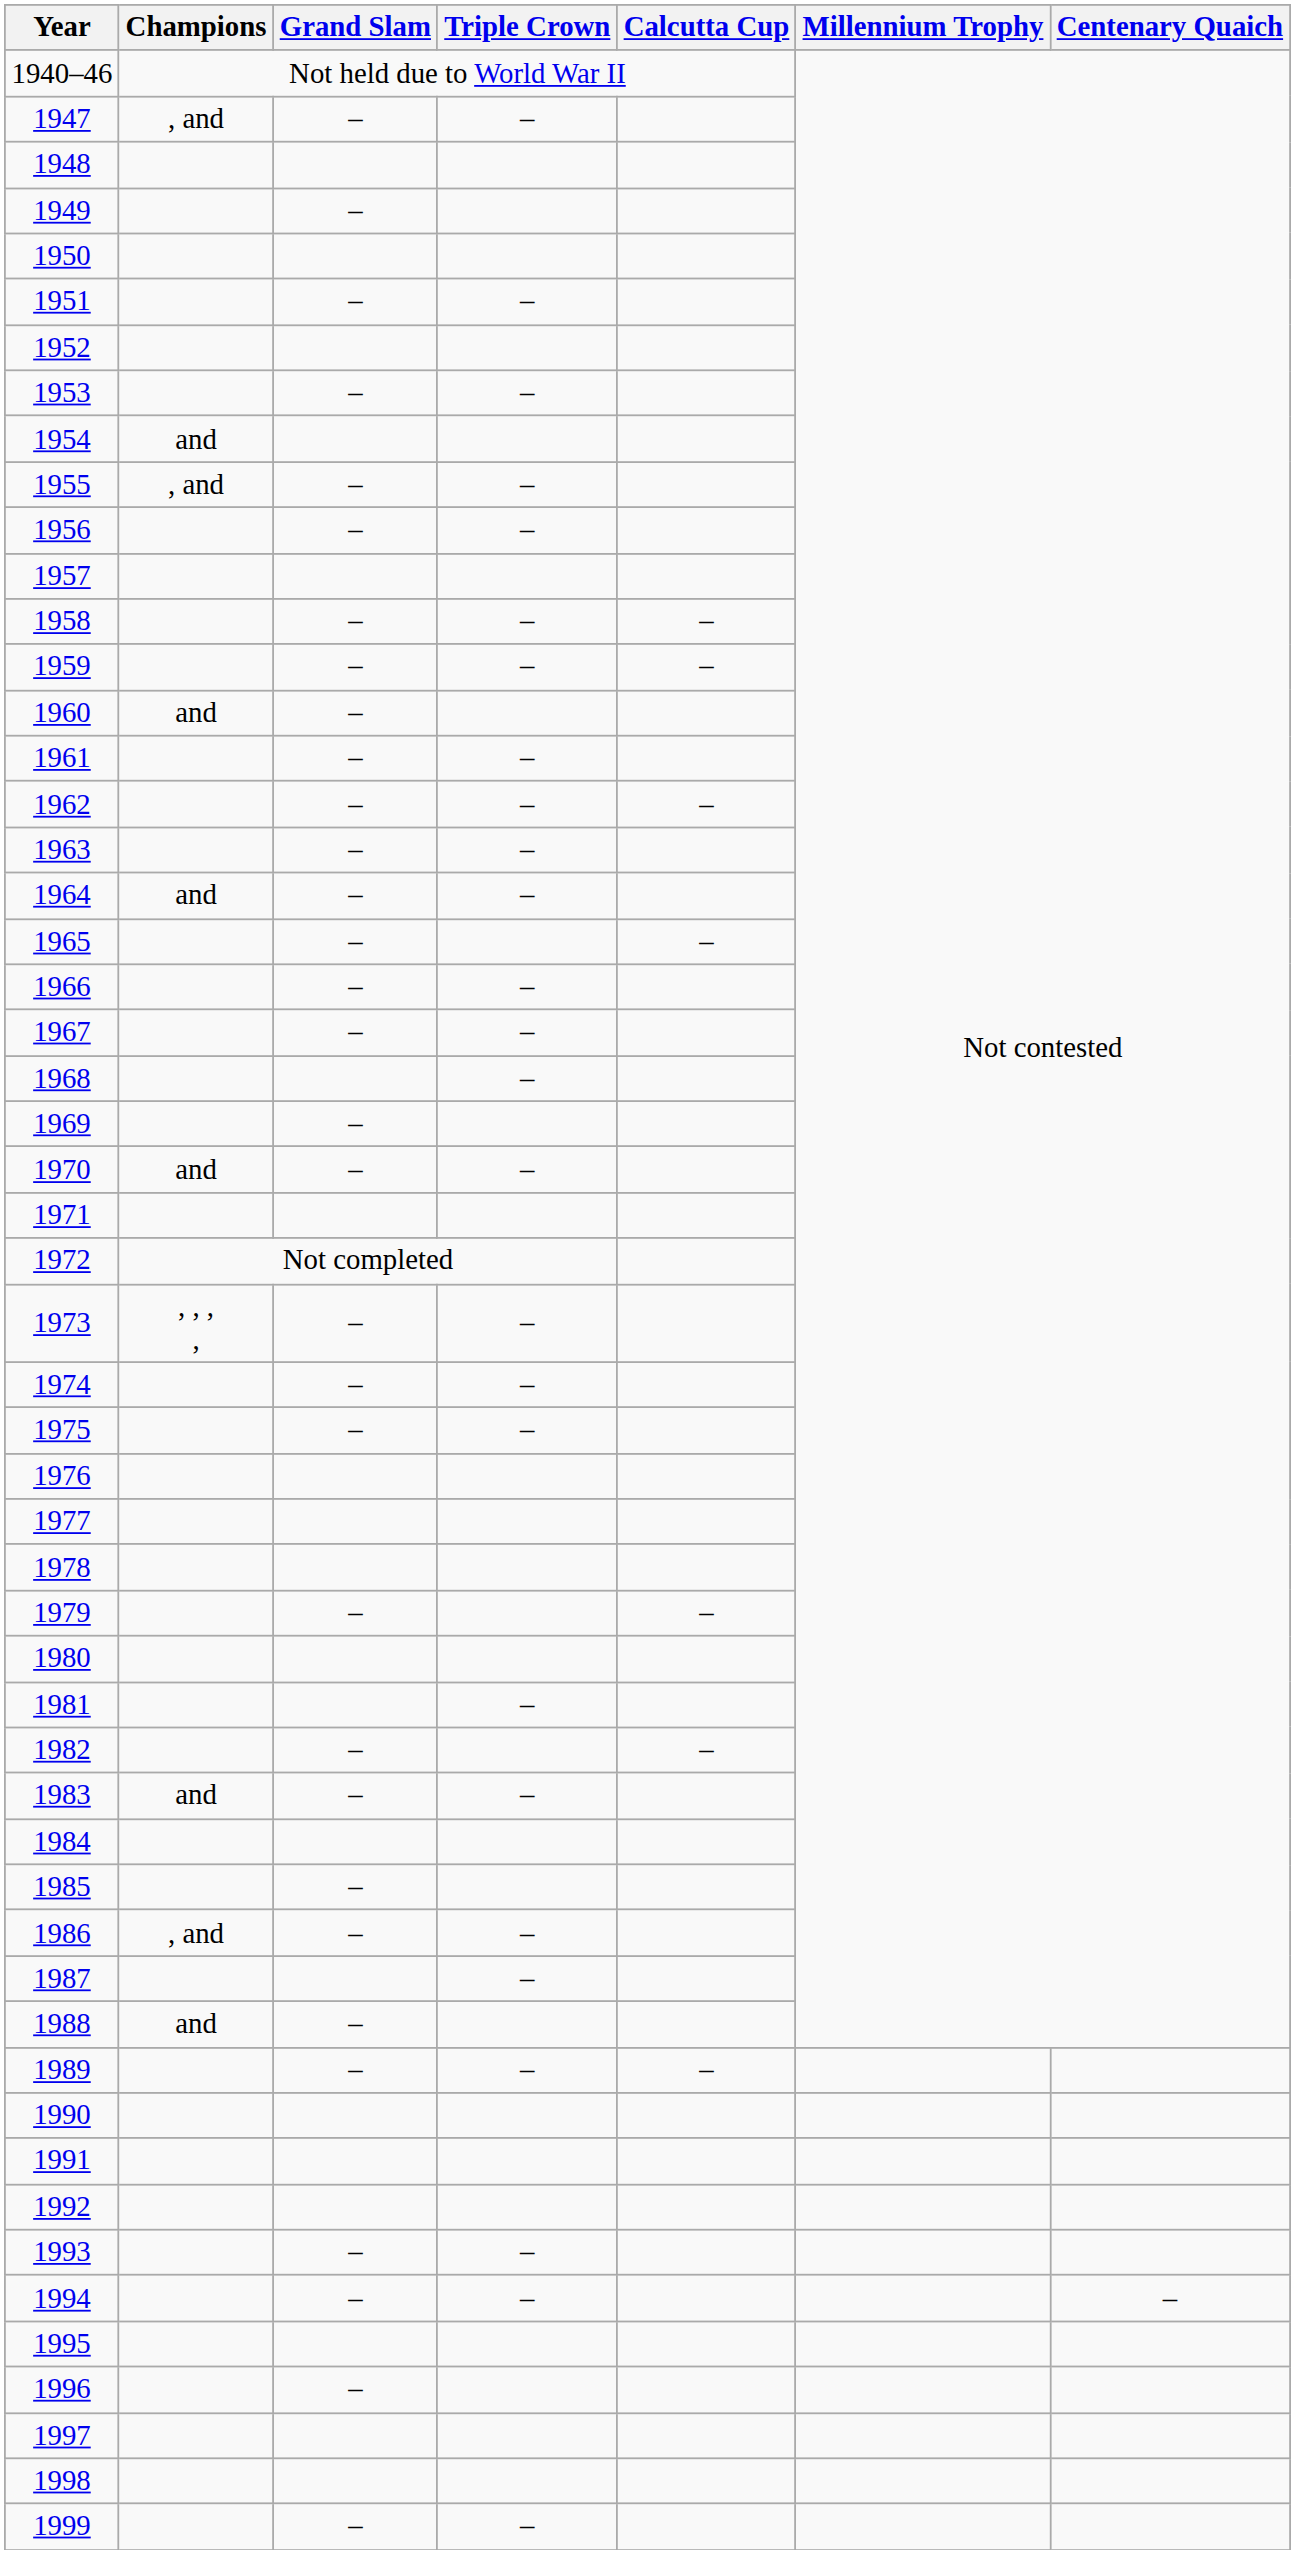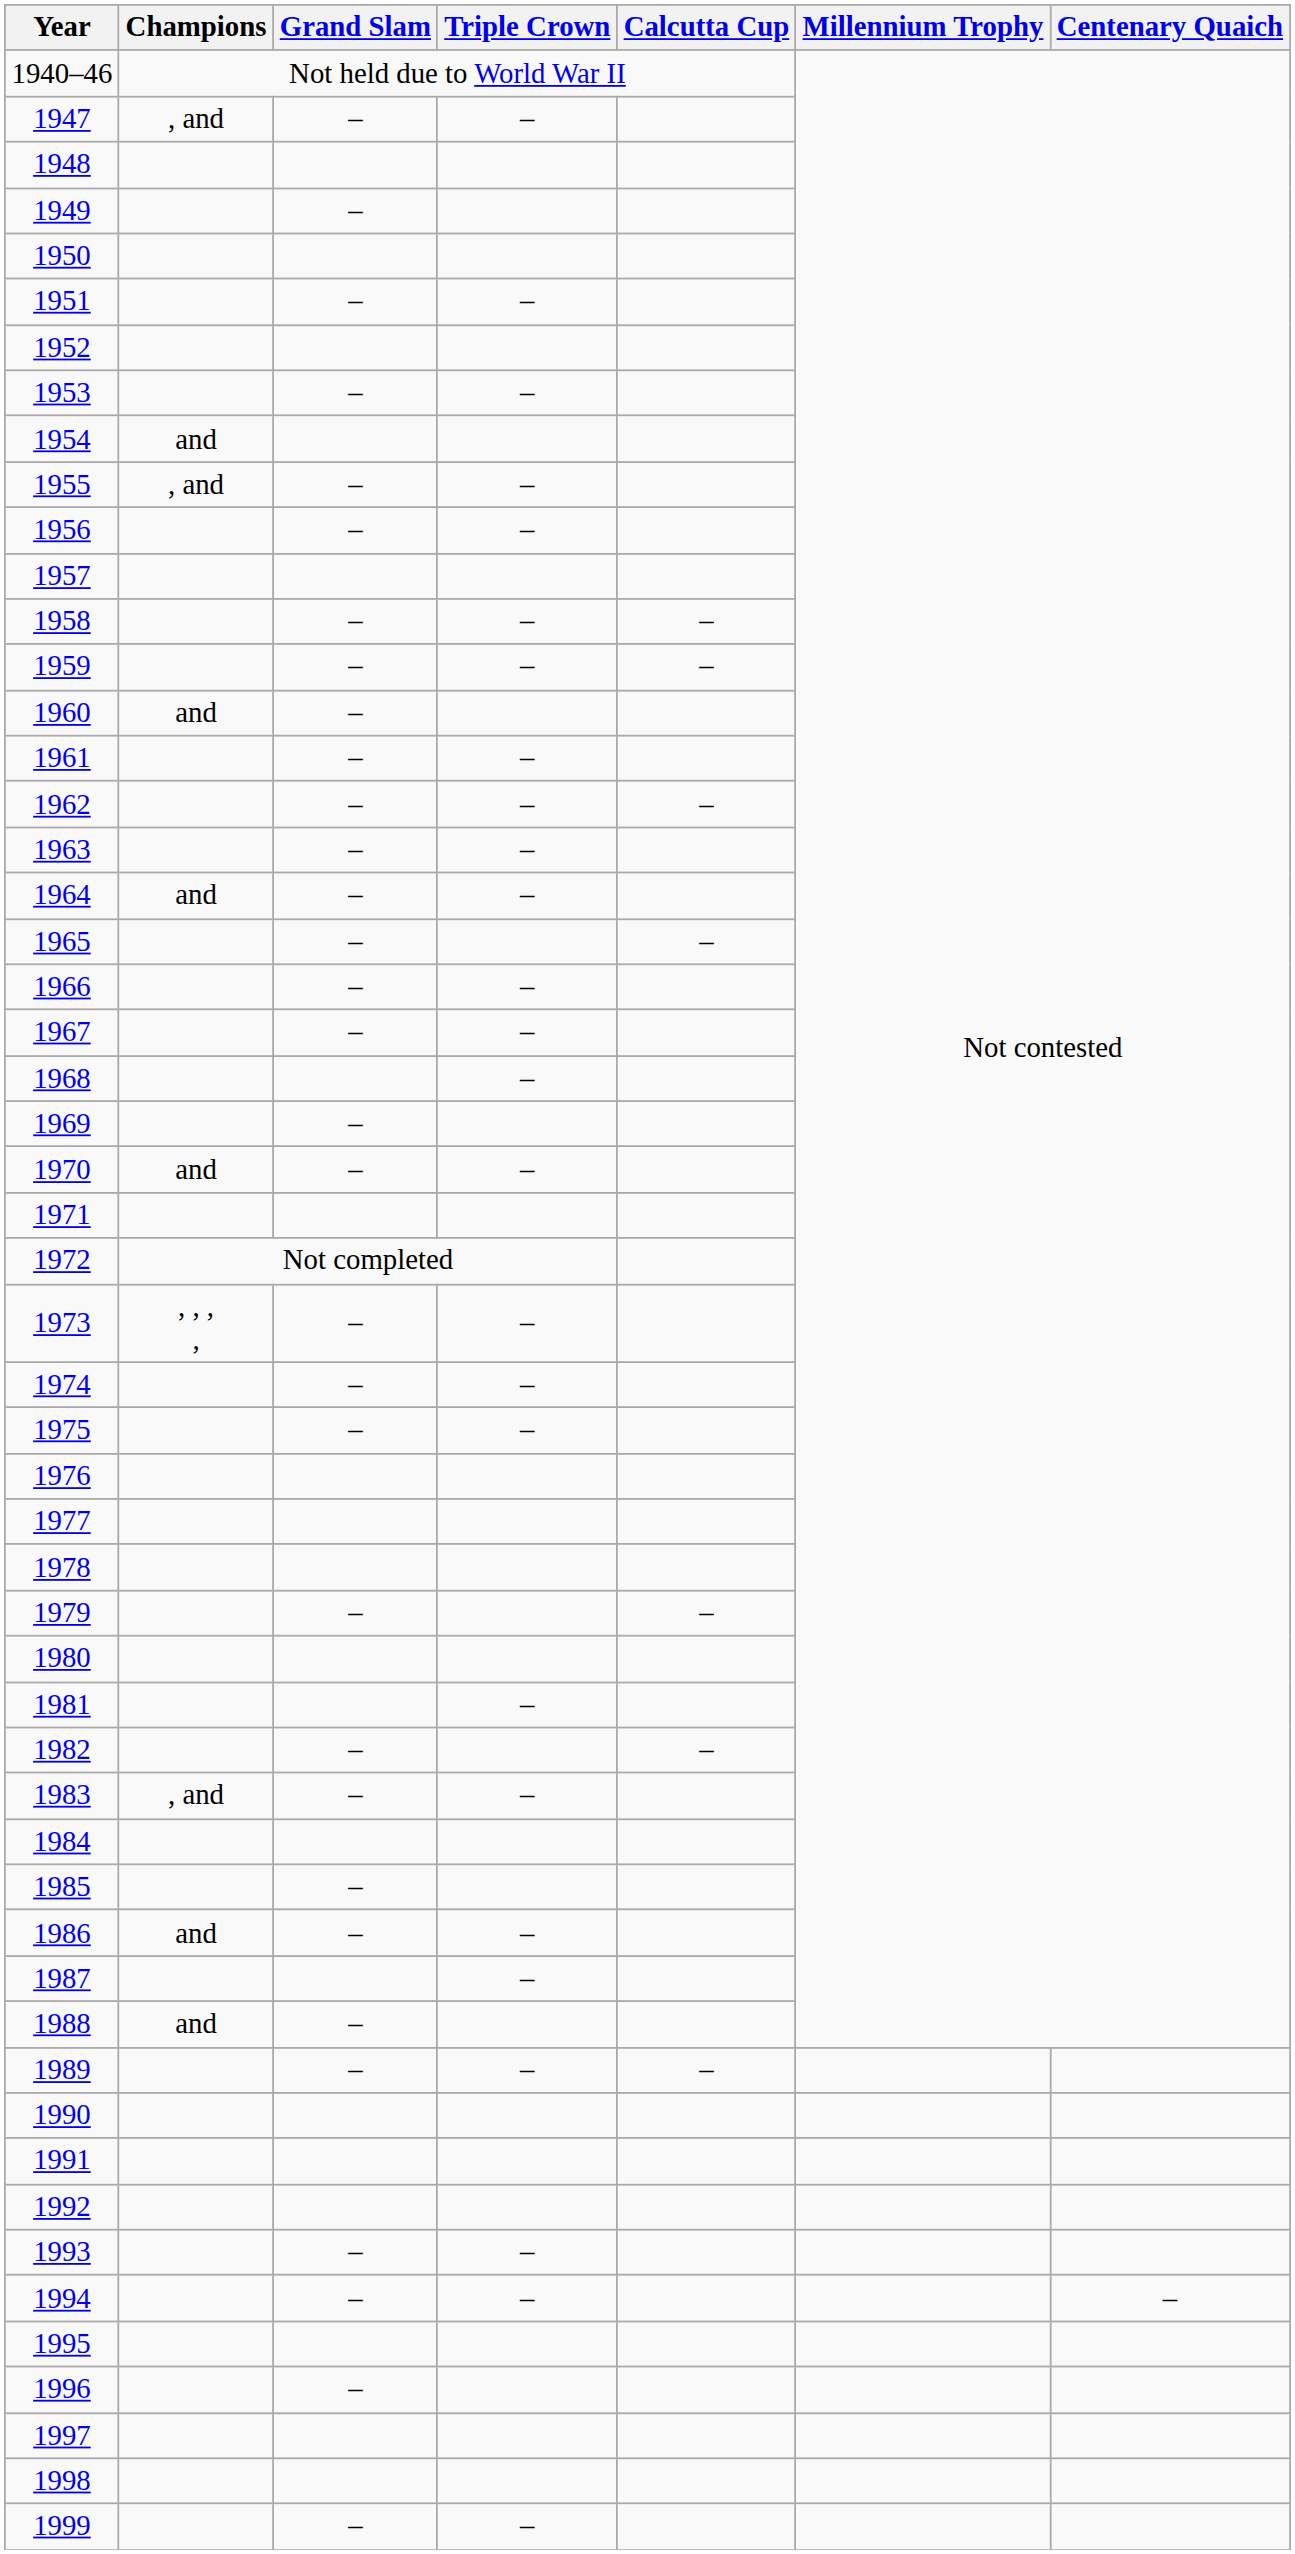(196, 1795) and -> (196, 1795) , and
(196, 1932) , and -> (196, 1932) and
